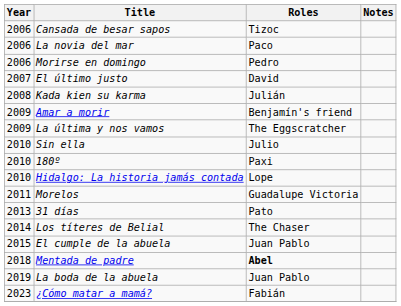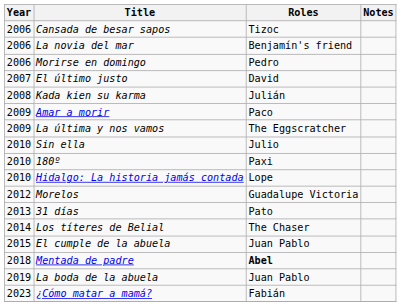(261, 46) Paco -> (300, 46) Benjamín's friend
(300, 112) Benjamín's friend -> (261, 112) Paco
(19, 194) 2011 -> (19, 194) 2012
